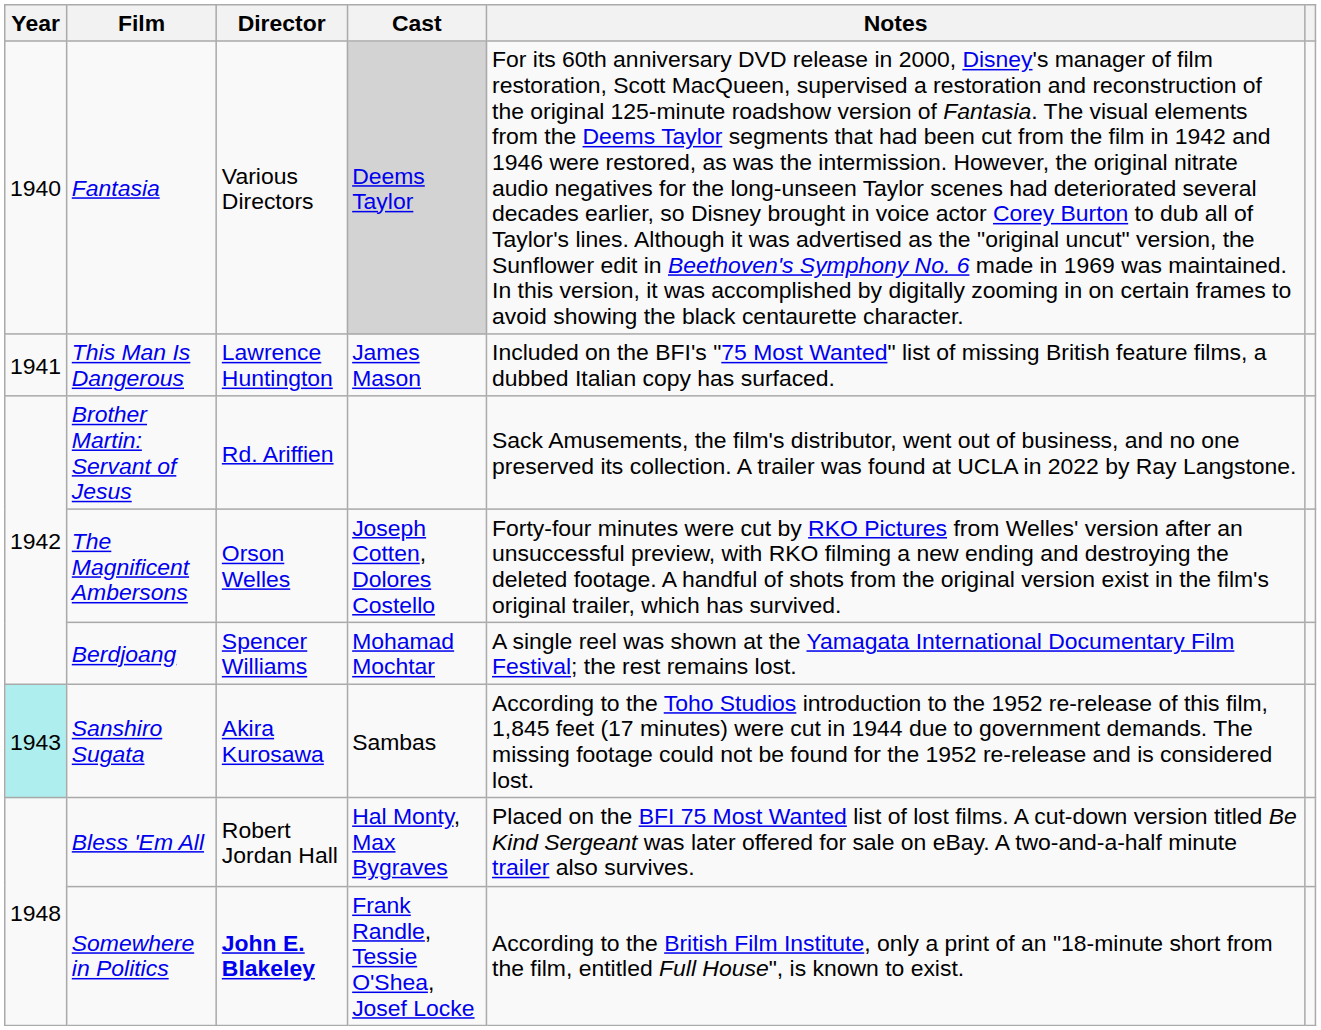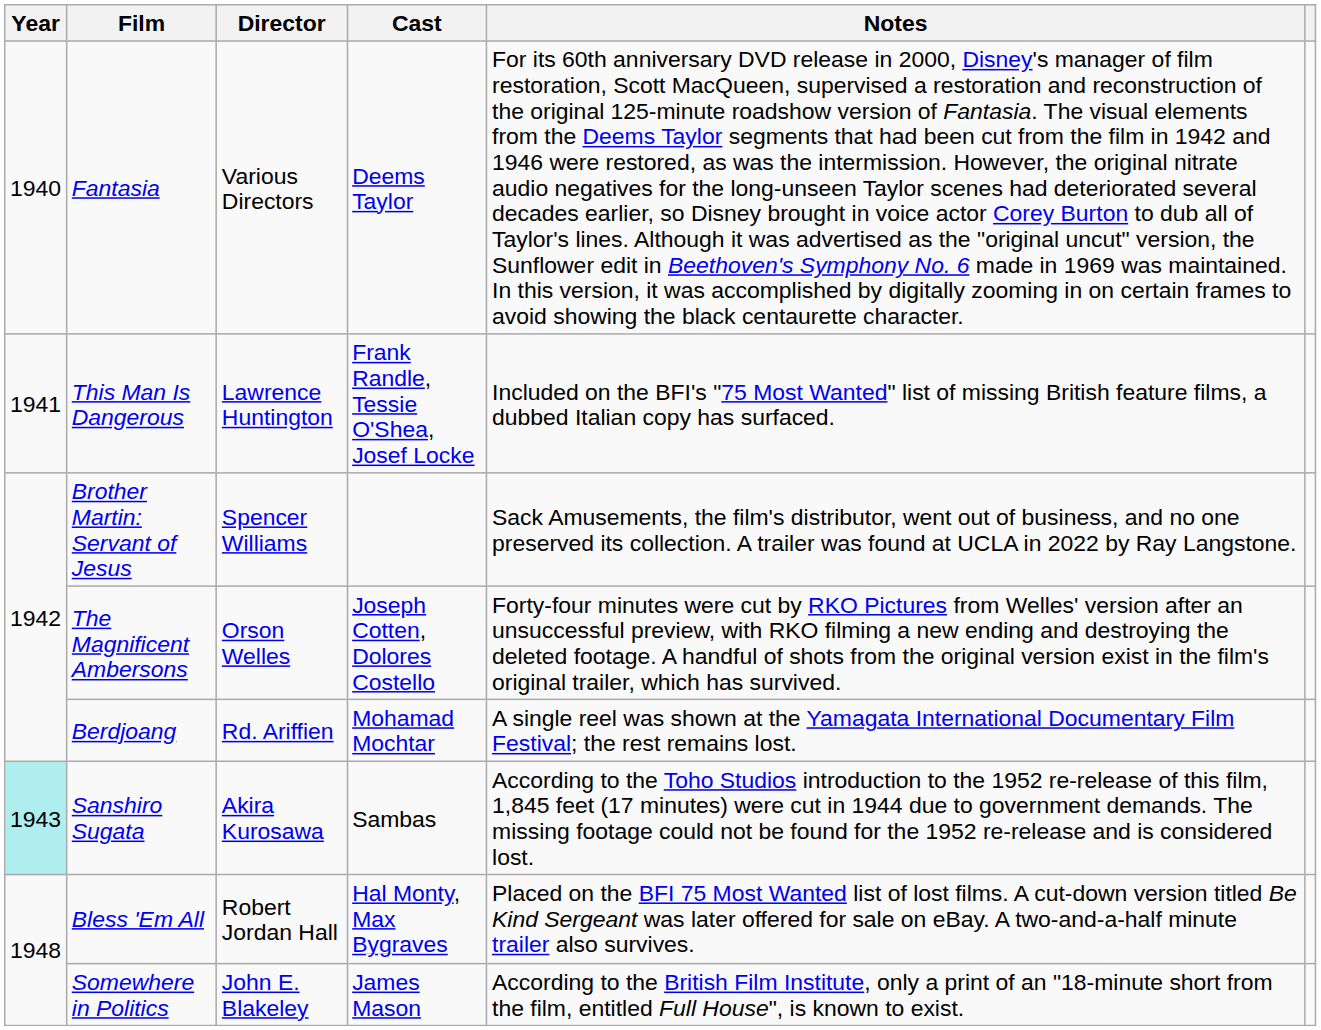(388, 188) lightgrey background -> (388, 188) no background
(387, 365) James Mason -> (413, 404) Frank Randle, Tessie O'Shea, Josef Locke
(278, 453) Rd. Ariffien -> (265, 530) Spencer Williams
(265, 654) Spencer Williams -> (278, 731) Rd. Ariffien
(268, 956) bold -> (265, 994) normal
(413, 956) Frank Randle, Tessie O'Shea, Josef Locke -> (387, 994) James Mason
